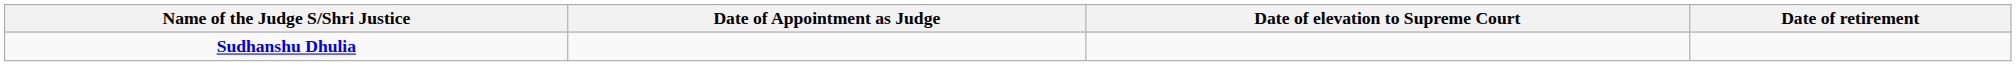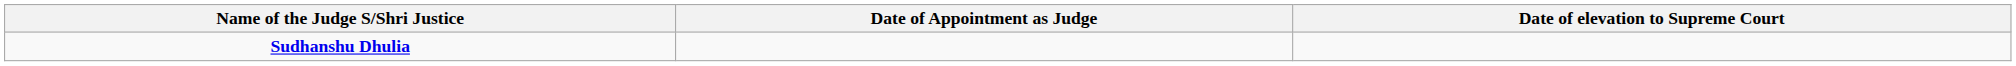- column: (1850, 18)
